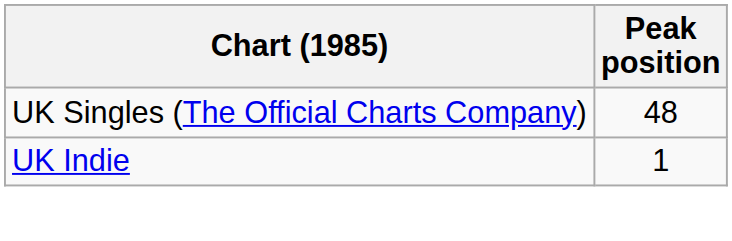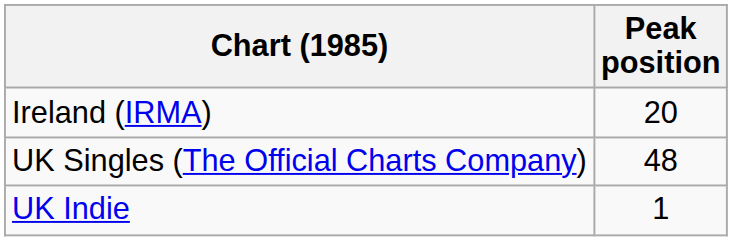+ row: (112, 112)
